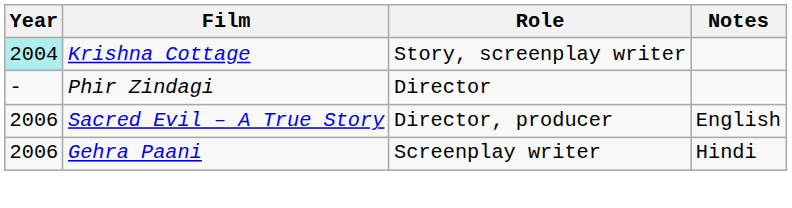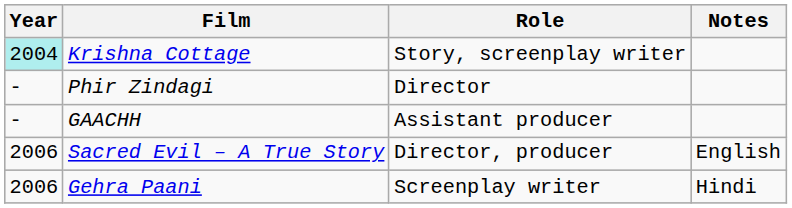+ row: (104, 120)
